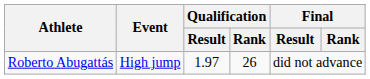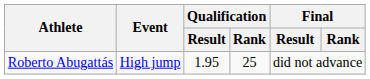(207, 63) 1.97 -> (207, 63) 1.95
(250, 63) 26 -> (250, 63) 25
